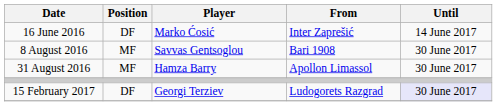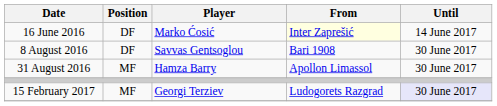(321, 31) no background -> (321, 31) lightyellow background
(128, 50) MF -> (128, 50) DF
(128, 92) DF -> (128, 92) MF
